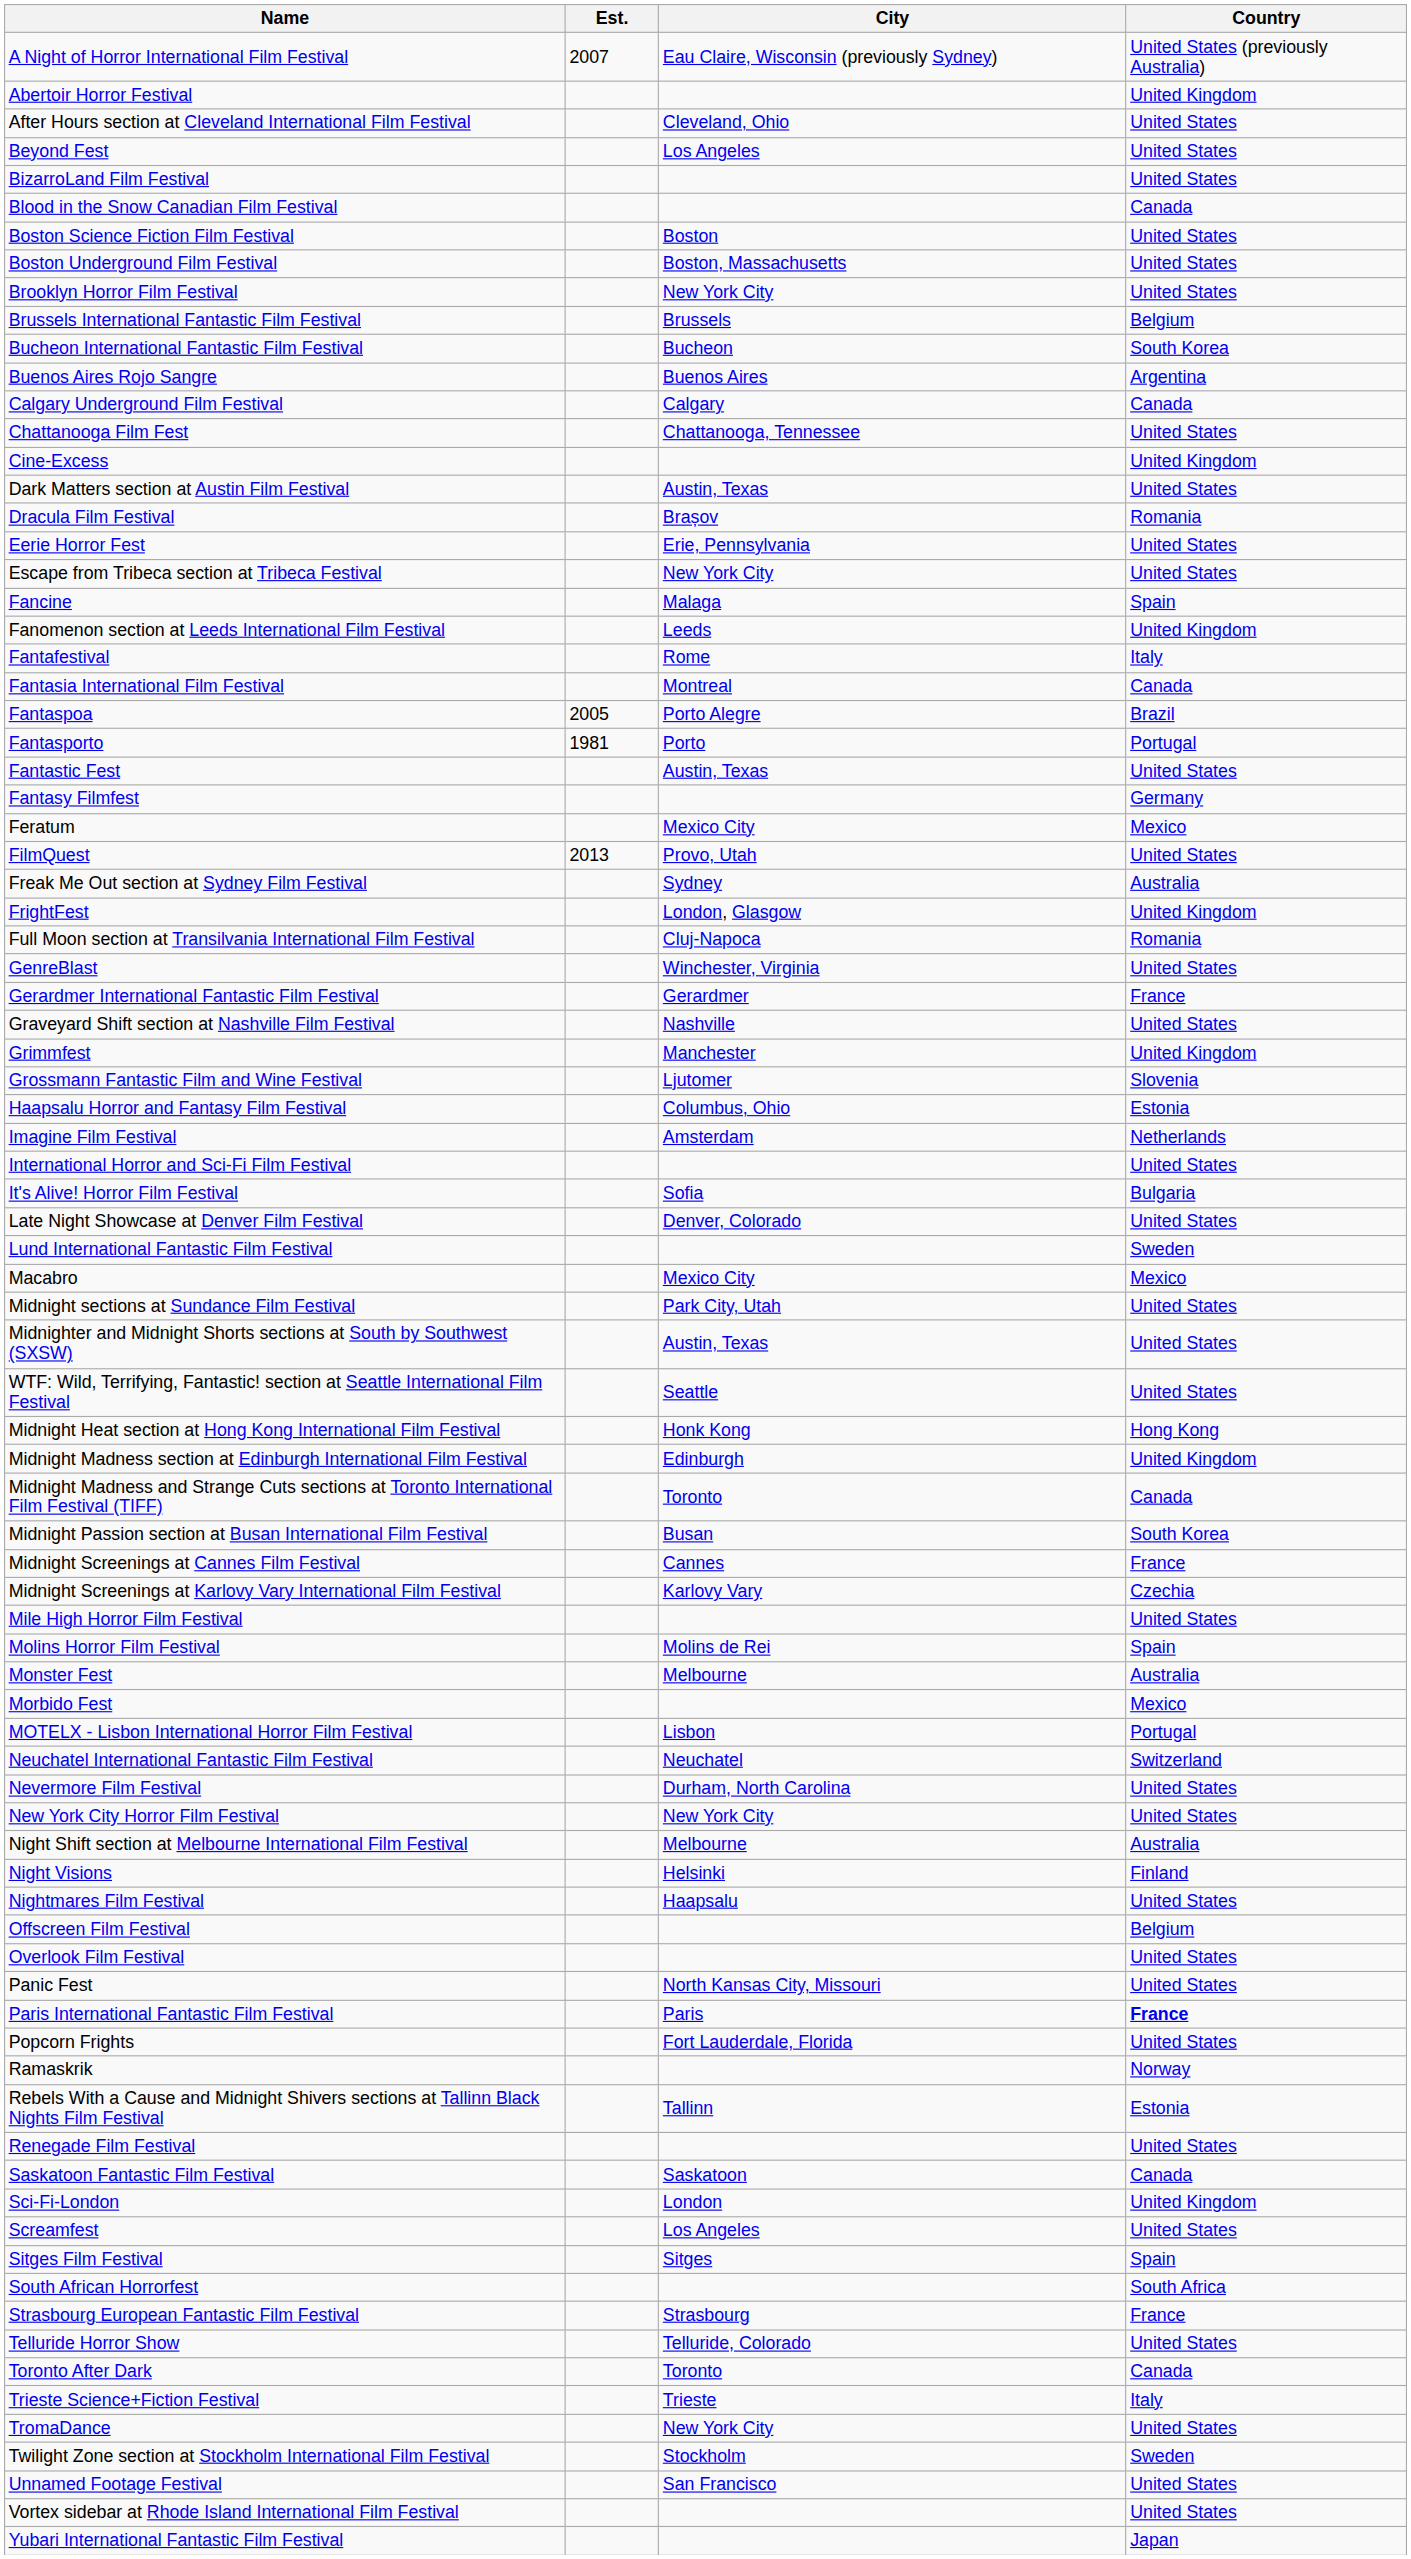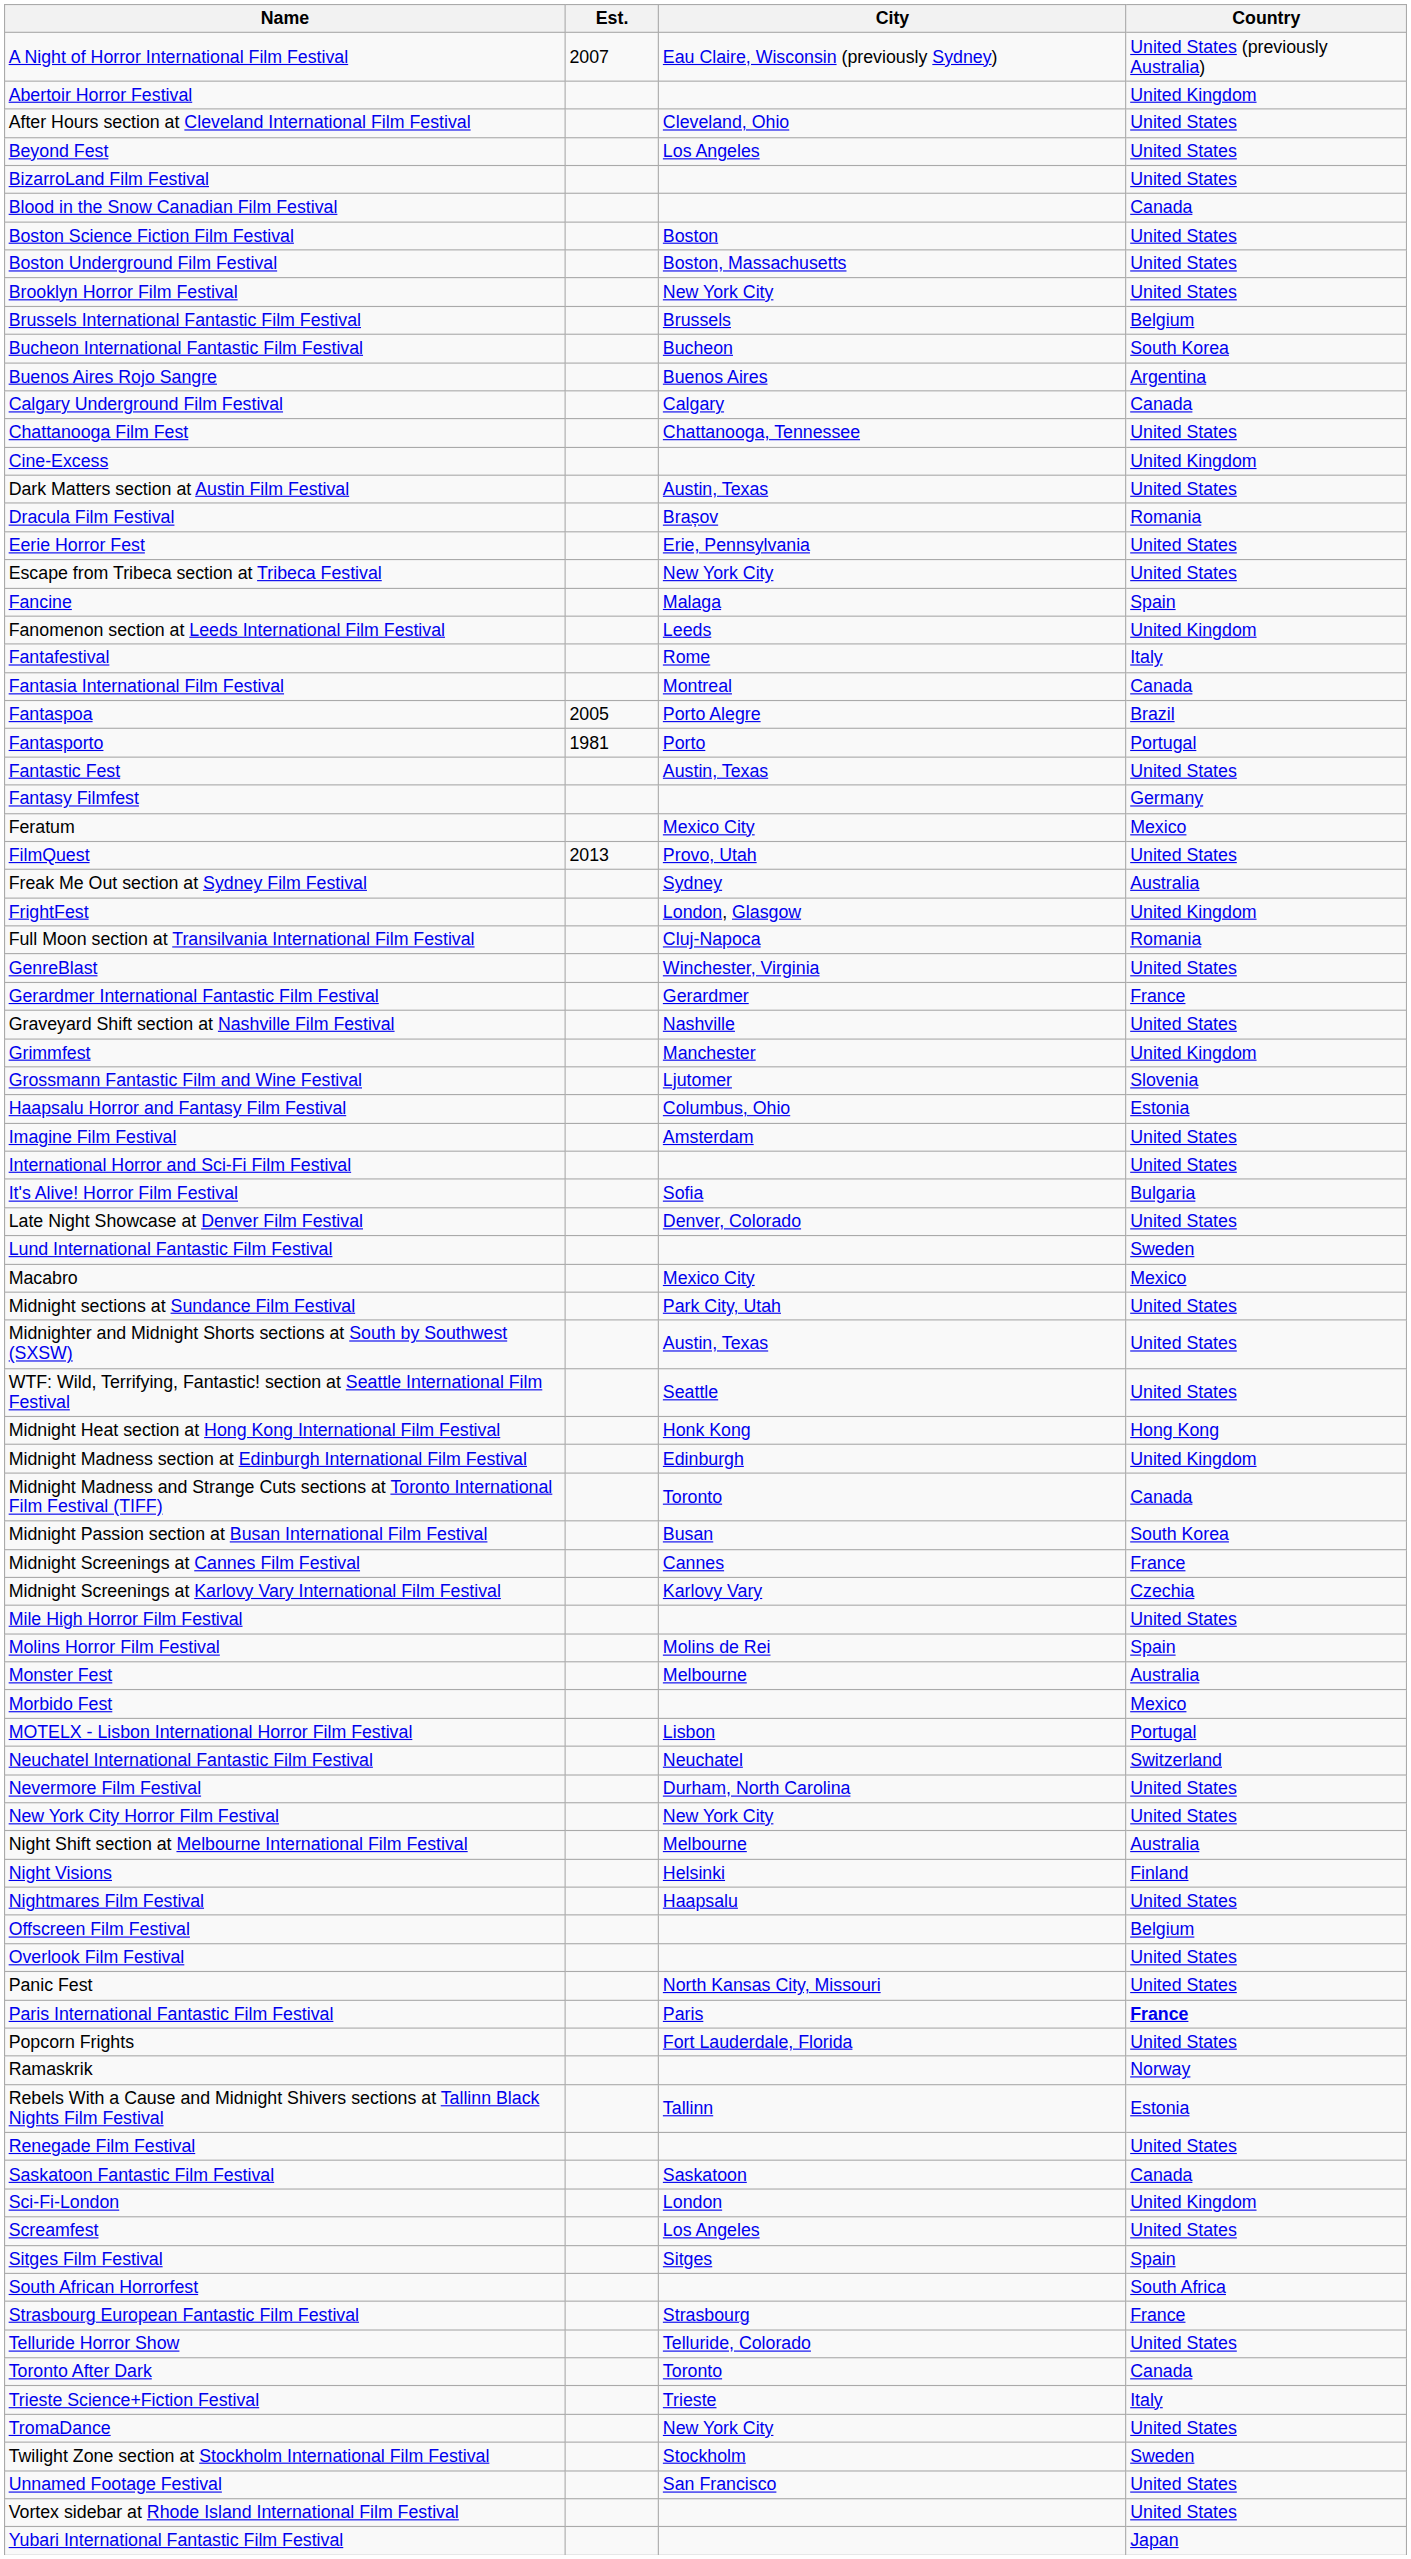(1178, 1137) Netherlands -> (1183, 1137) United States
